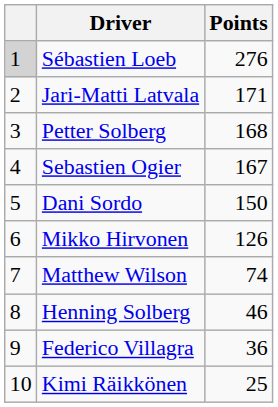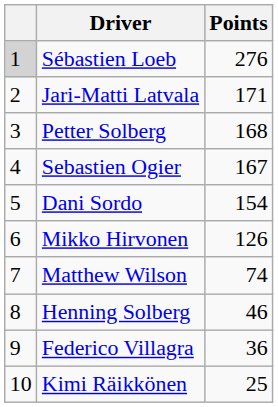(251, 203) 150 -> (251, 203) 154
